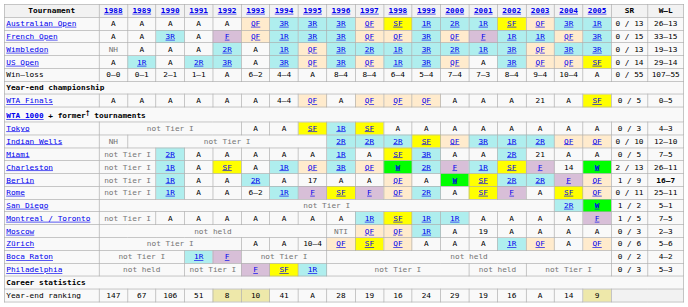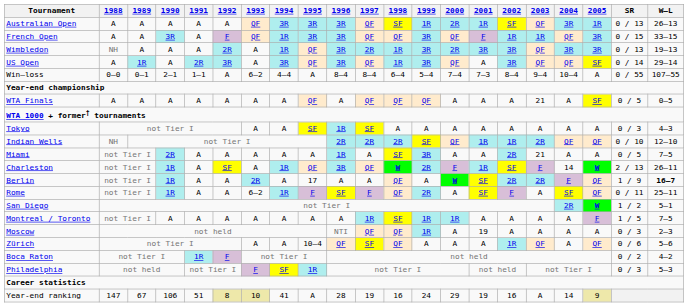(483, 49) 1R -> (483, 49) 3R
(284, 101) 4–4 -> (284, 101) A
(483, 141) 3R -> (483, 141) 1R
